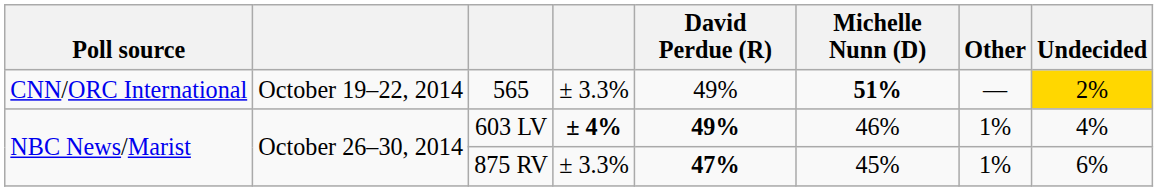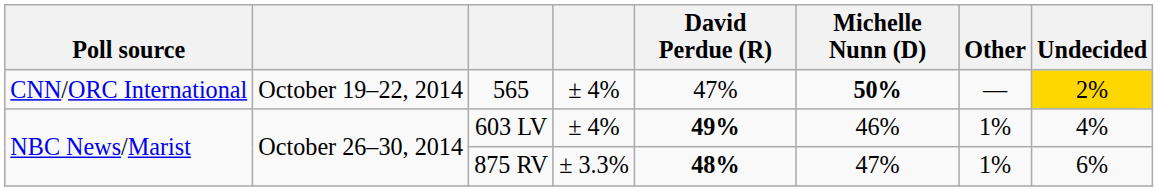(594, 89) ± 3.3% -> (594, 89) ± 4%
(715, 89) 49% -> (715, 89) 47%
(878, 89) 51% -> (878, 89) 50%
(594, 127) bold -> (594, 127) normal
(715, 165) 47% -> (715, 165) 48%
(878, 165) 45% -> (878, 165) 47%
